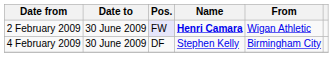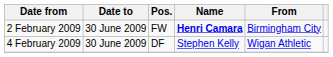(159, 28) lavender background -> (159, 28) no background
(279, 28) Wigan Athletic -> (284, 28) Birmingham City
(284, 44) Birmingham City -> (279, 44) Wigan Athletic
